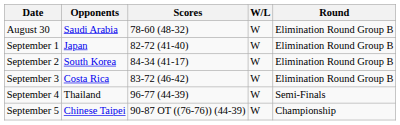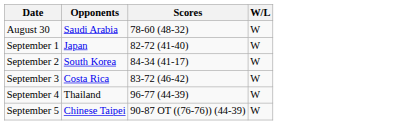- column: (334, 12)
